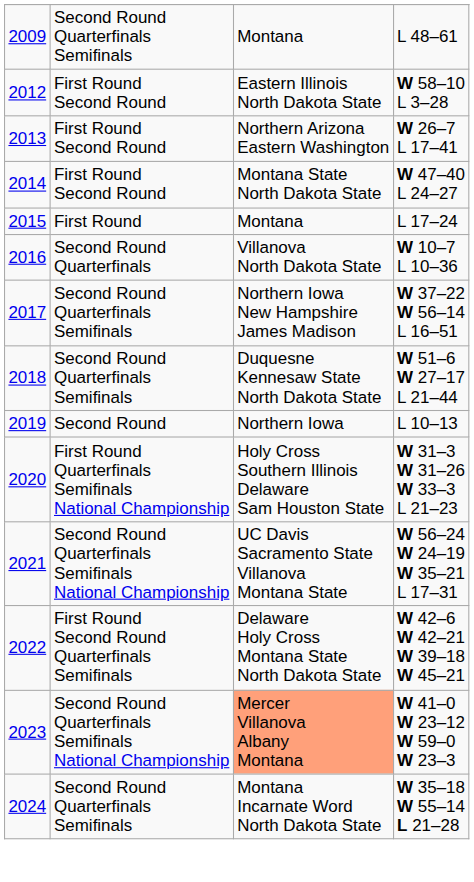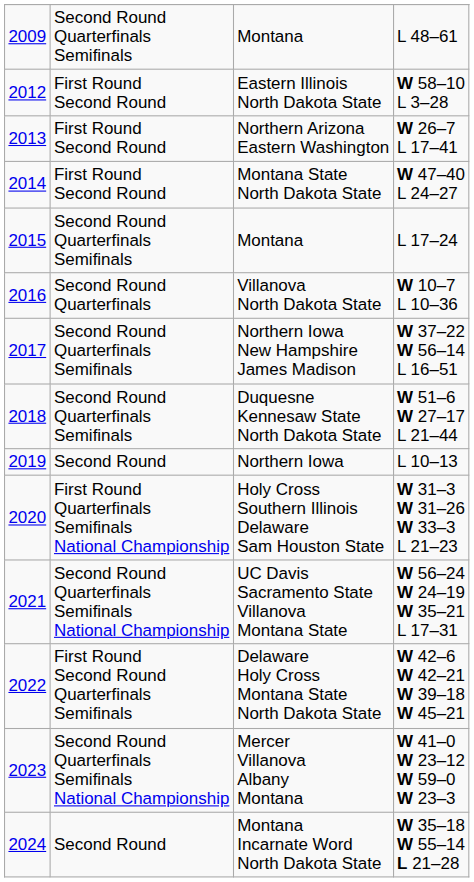(98, 220) First Round -> (110, 240) Second Round Quarterfinals Semifinals
(271, 731) lightsalmon background -> (271, 770) no background
(110, 806) Second Round Quarterfinals Semifinals -> (110, 844) Second Round
